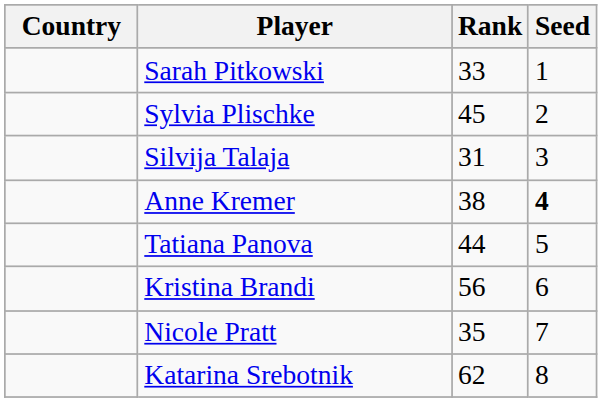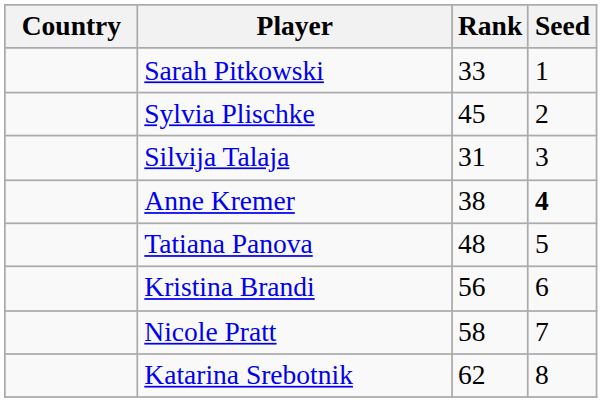(472, 244) 44 -> (472, 244) 48
(472, 331) 35 -> (472, 331) 58
